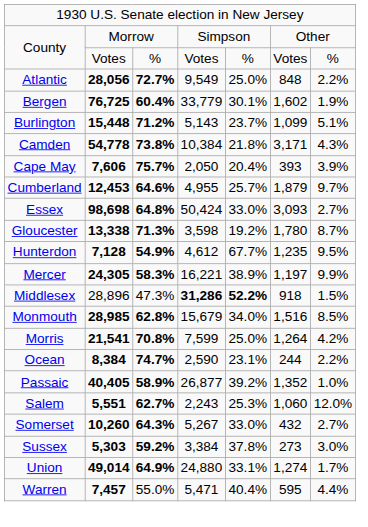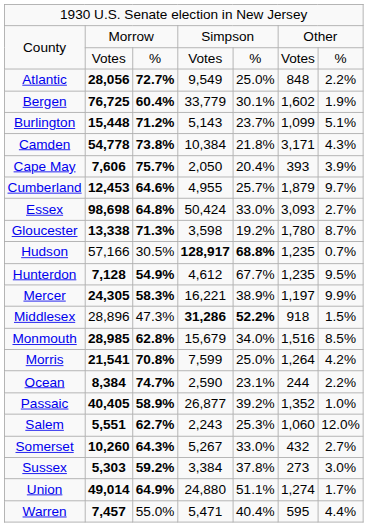+ row: (45, 252)
(248, 468) 33.1% -> (255, 489) 51.1%
